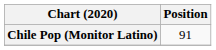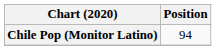(185, 34) 91 -> (185, 34) 94
